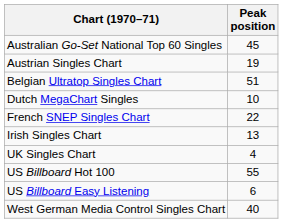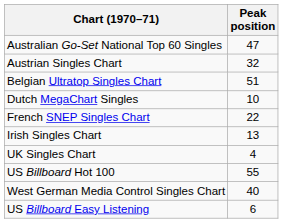(253, 44) 45 -> (253, 44) 47
(253, 63) 19 -> (253, 63) 32
rows swapped: (78, 191) <-> (116, 209)
